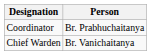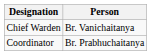rows swapped: (34, 43) <-> (30, 27)
